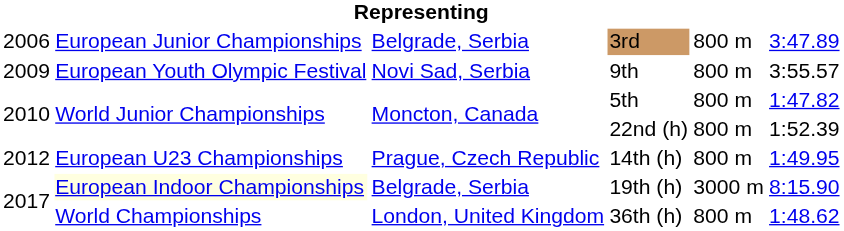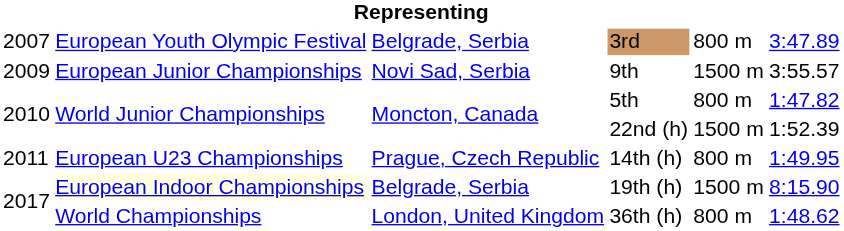(26, 41) 2006 -> (26, 41) 2007
(208, 41) European Junior Championships -> (211, 41) European Youth Olympic Festival
(211, 70) European Youth Olympic Festival -> (208, 70) European Junior Championships
(723, 70) 800 m -> (729, 70) 1500 m
(723, 128) 800 m -> (729, 128) 1500 m
(26, 157) 2012 -> (26, 157) 2011
(729, 186) 3000 m -> (729, 186) 1500 m
